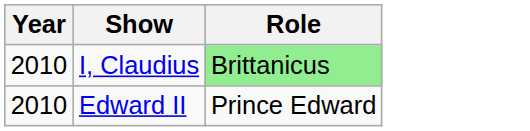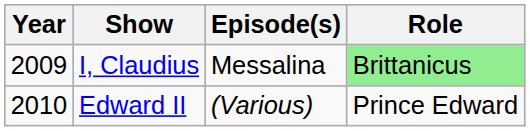+ column: (276, 24)
(39, 65) 2010 -> (39, 65) 2009
